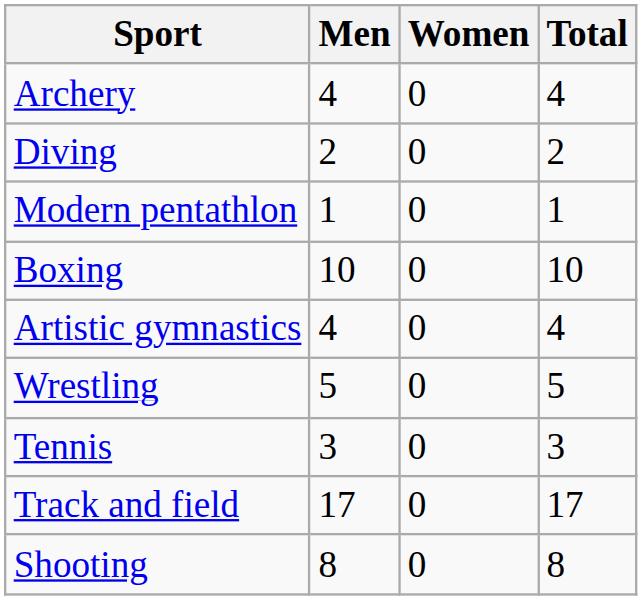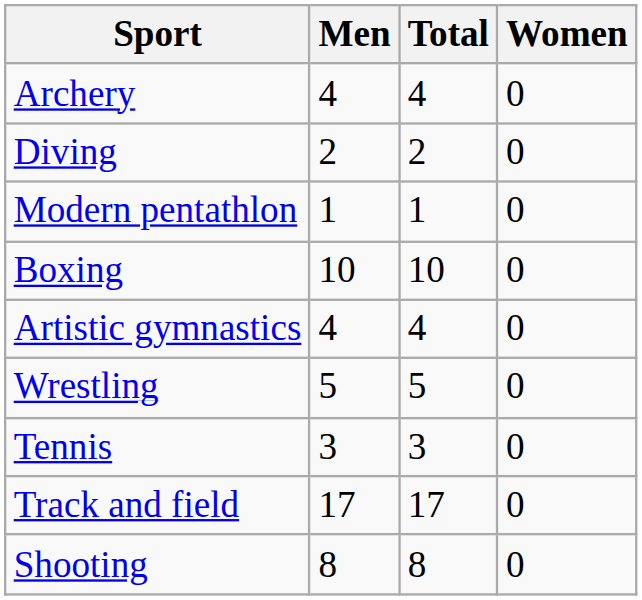columns swapped: (469, 33) <-> (587, 33)
